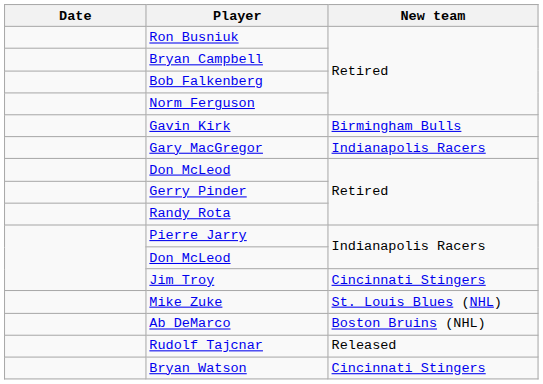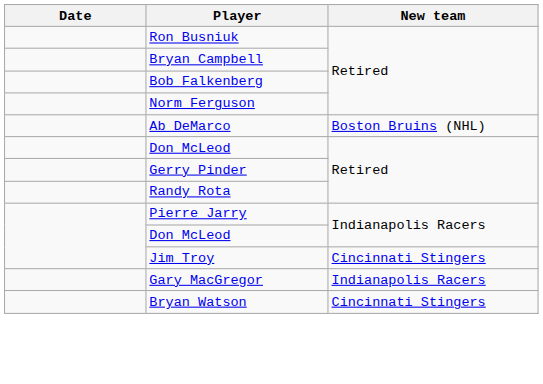- row: (190, 126)
rows swapped: (206, 148) <-> (190, 324)
- row: (186, 302)
- row: (206, 346)
